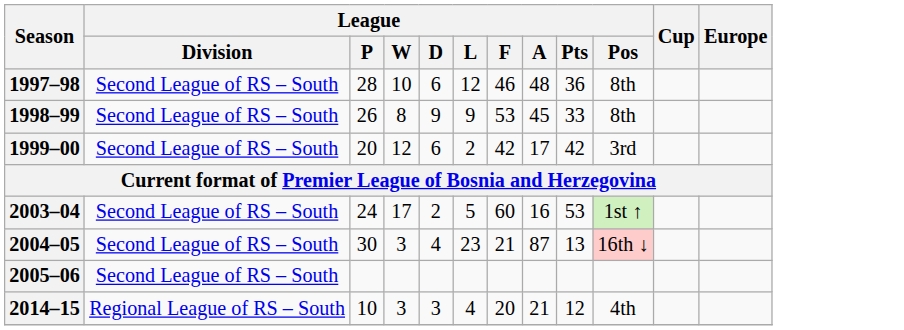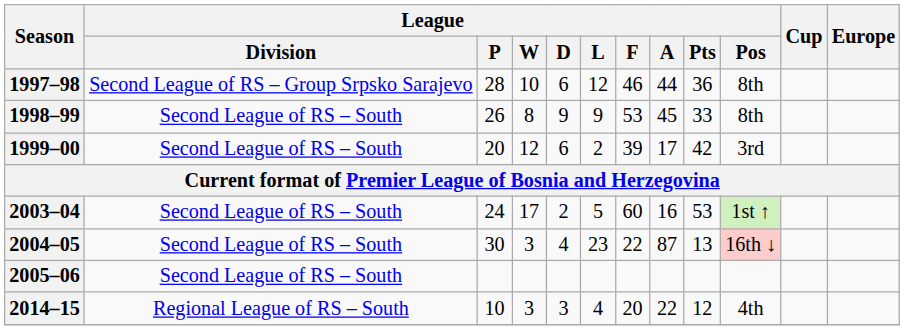(217, 84) Second League of RS – South -> (281, 84) Second League of RS – Group Srpsko Sarajevo
(539, 84) 48 -> (667, 84) 44
(505, 148) 42 -> (633, 148) 39
(505, 244) 21 -> (633, 244) 22
(539, 308) 21 -> (667, 308) 22
